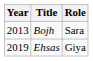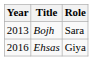(18, 47) 2019 -> (18, 47) 2016
